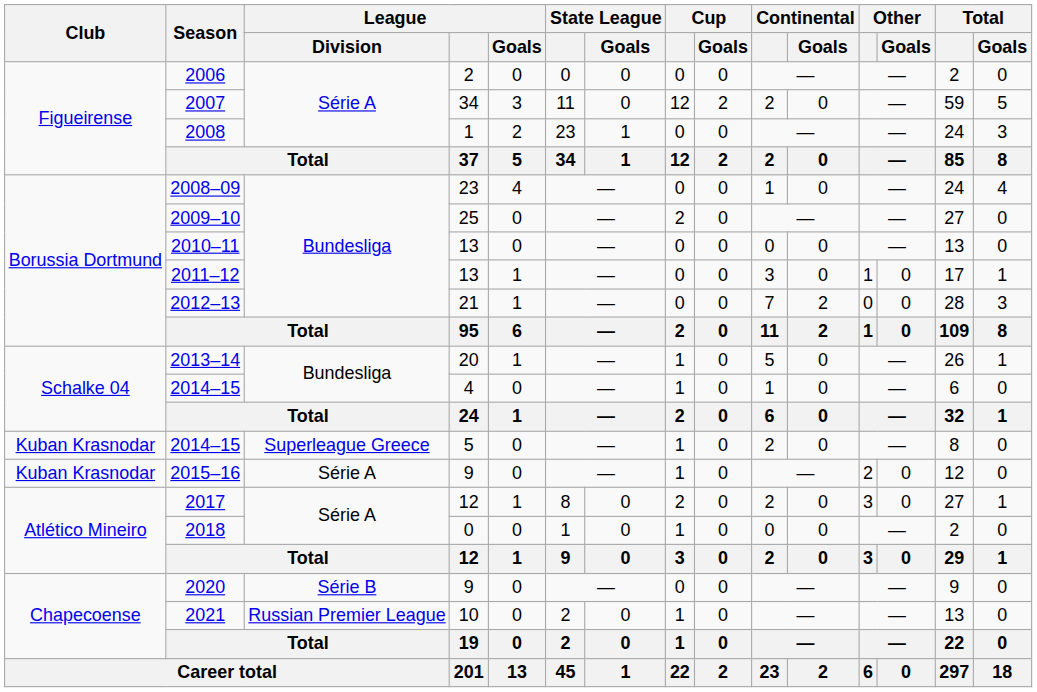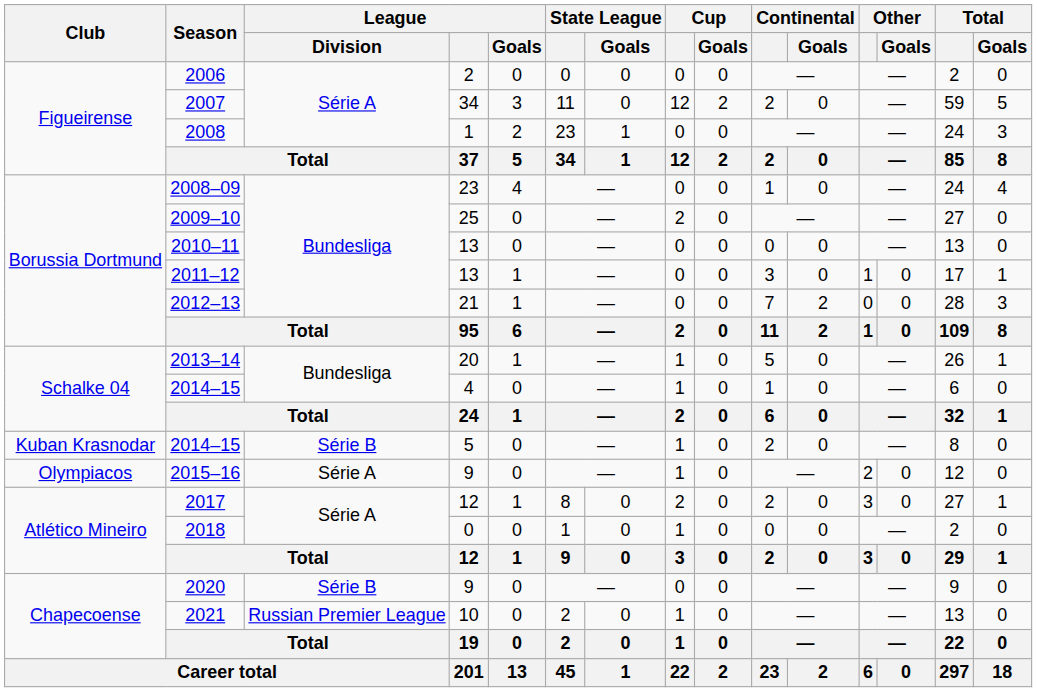(347, 445) Superleague Greece -> (347, 445) Série B
(85, 473) Kuban Krasnodar -> (85, 473) Olympiacos
